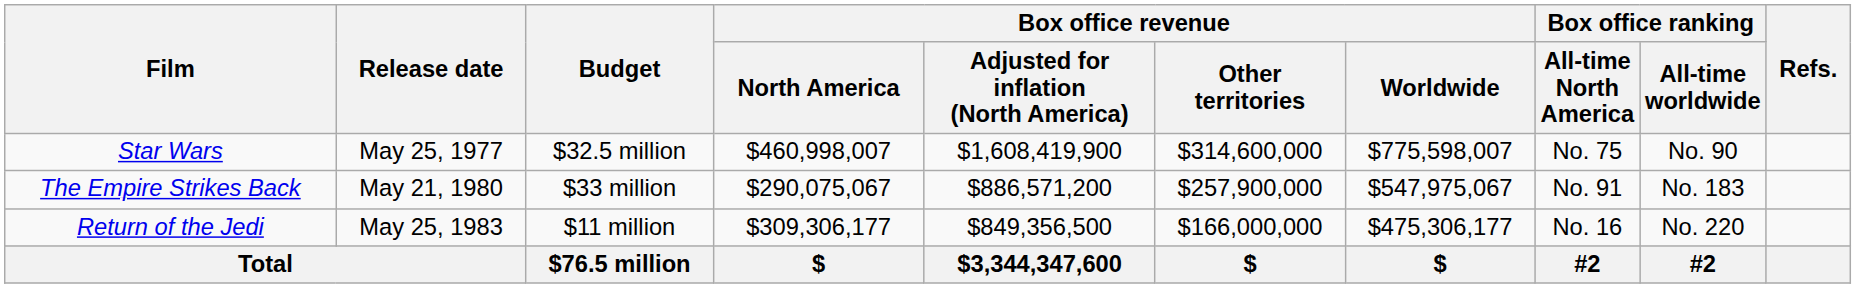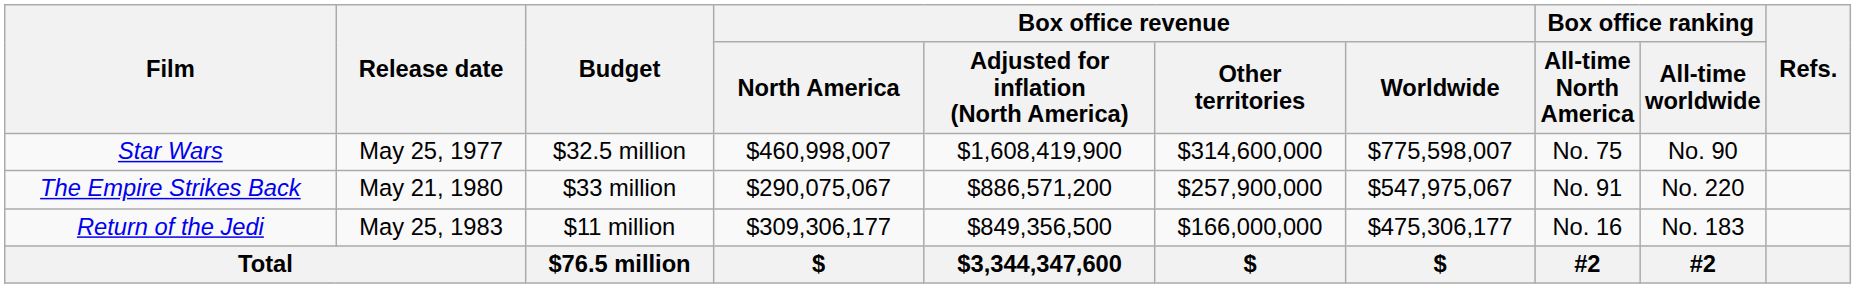(1703, 189) No. 183 -> (1703, 189) No. 220
(1703, 226) No. 220 -> (1703, 226) No. 183
